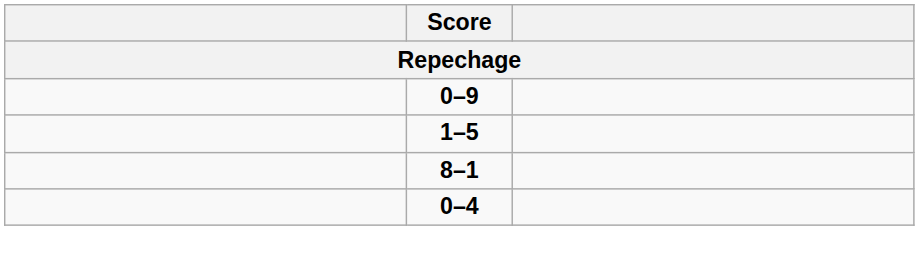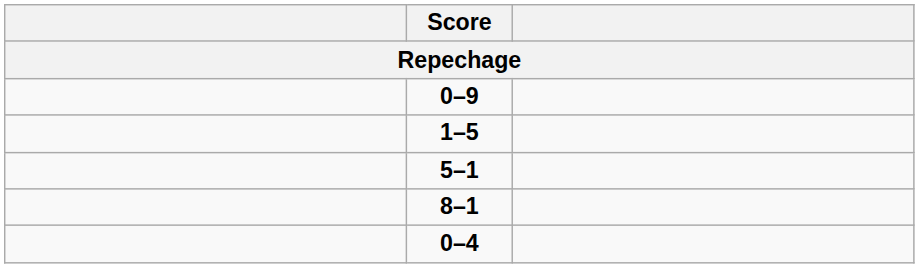+ row: (459, 170)
